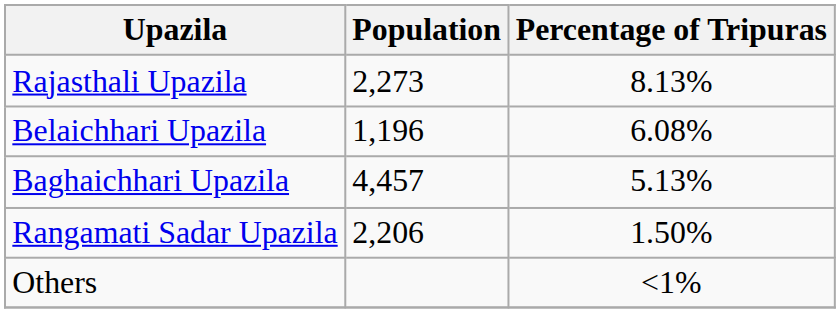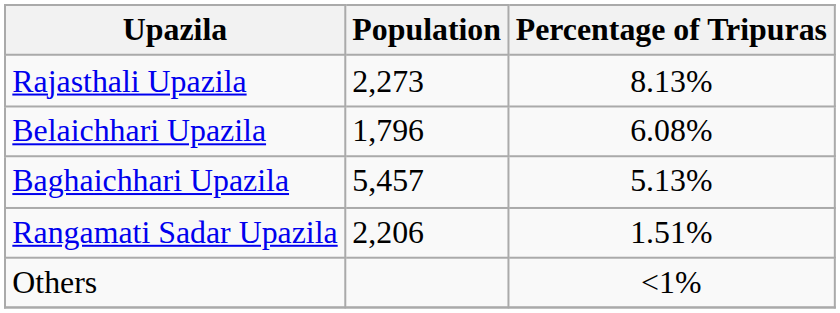(388, 130) 1,196 -> (388, 130) 1,796
(388, 181) 4,457 -> (388, 181) 5,457
(671, 231) 1.50% -> (671, 231) 1.51%
